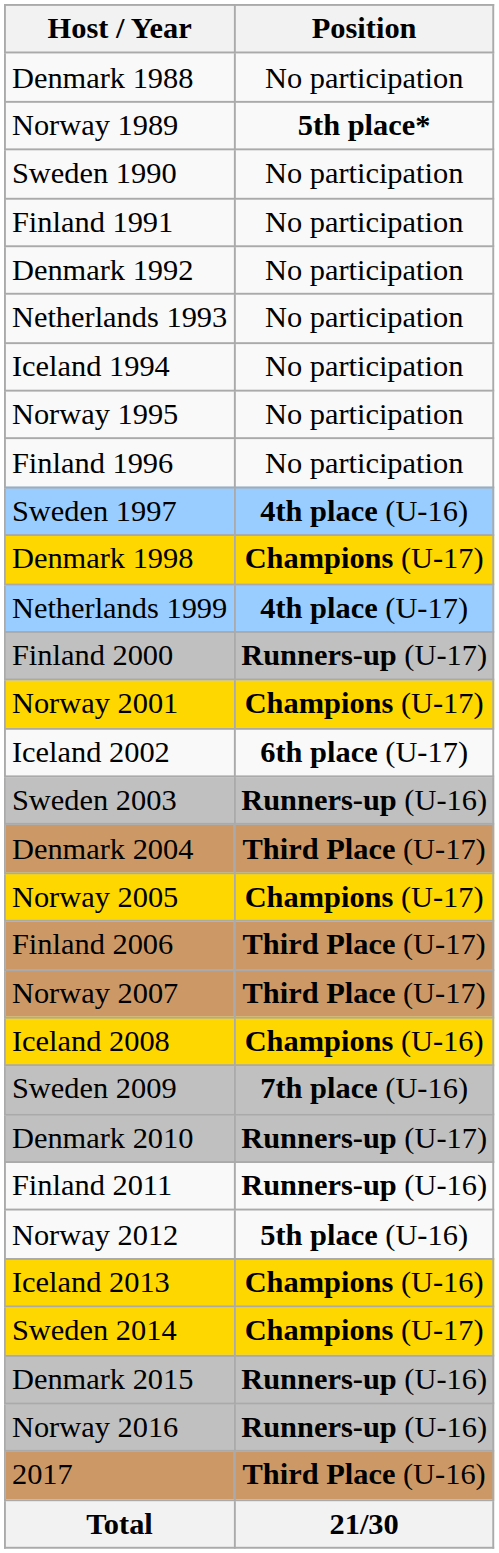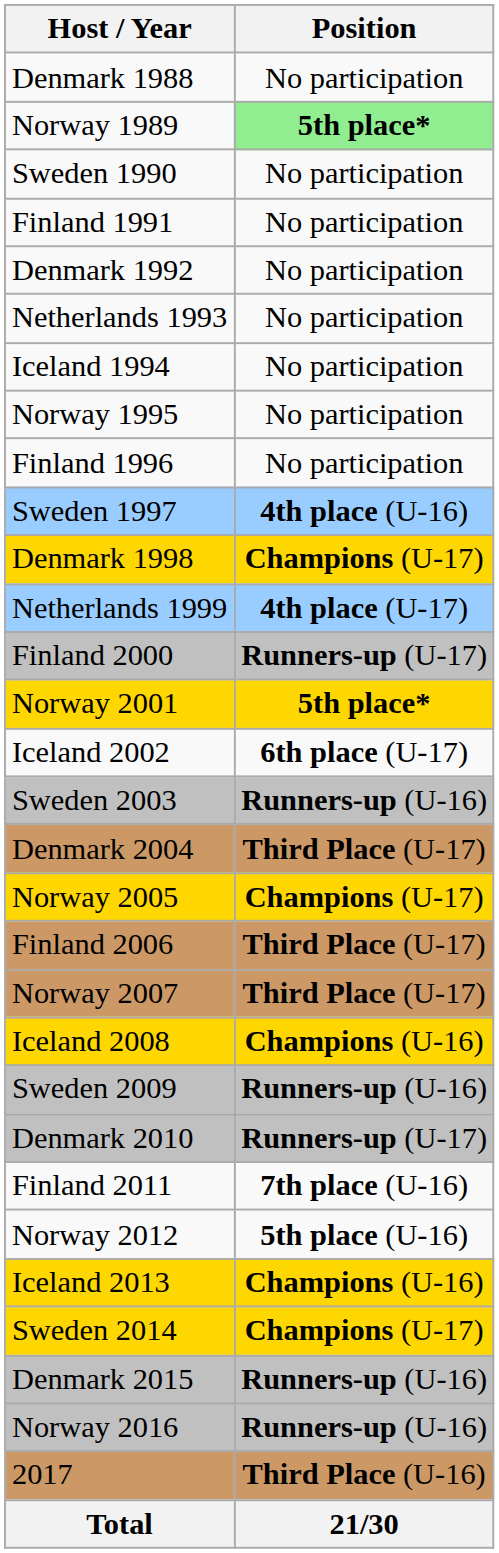(364, 125) no background -> (364, 125) lightgreen background
(364, 703) Champions (U-17) -> (364, 703) 5th place*
(364, 1089) 7th place (U-16) -> (364, 1089) Runners-up (U-16)
(364, 1185) Runners-up (U-16) -> (364, 1185) 7th place (U-16)
